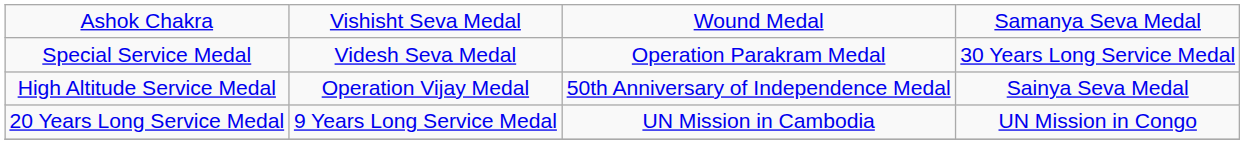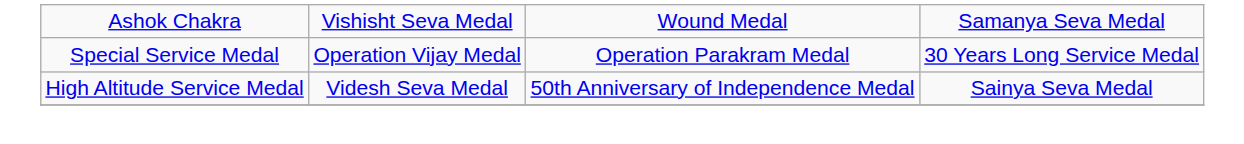(425, 54) Videsh Seva Medal -> (417, 54) Operation Vijay Medal
(425, 88) Operation Vijay Medal -> (417, 88) Videsh Seva Medal
- row: (147, 121)
